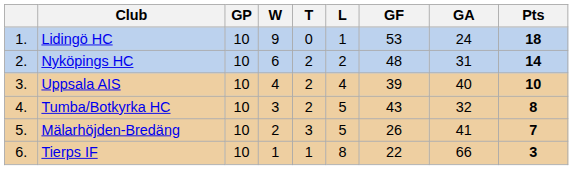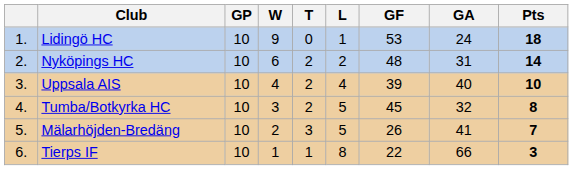(394, 107) 43 -> (394, 107) 45
